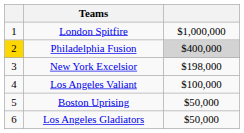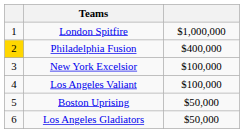(201, 49) lightgrey background -> (201, 49) no background
(201, 66) $198,000 -> (201, 66) $100,000
